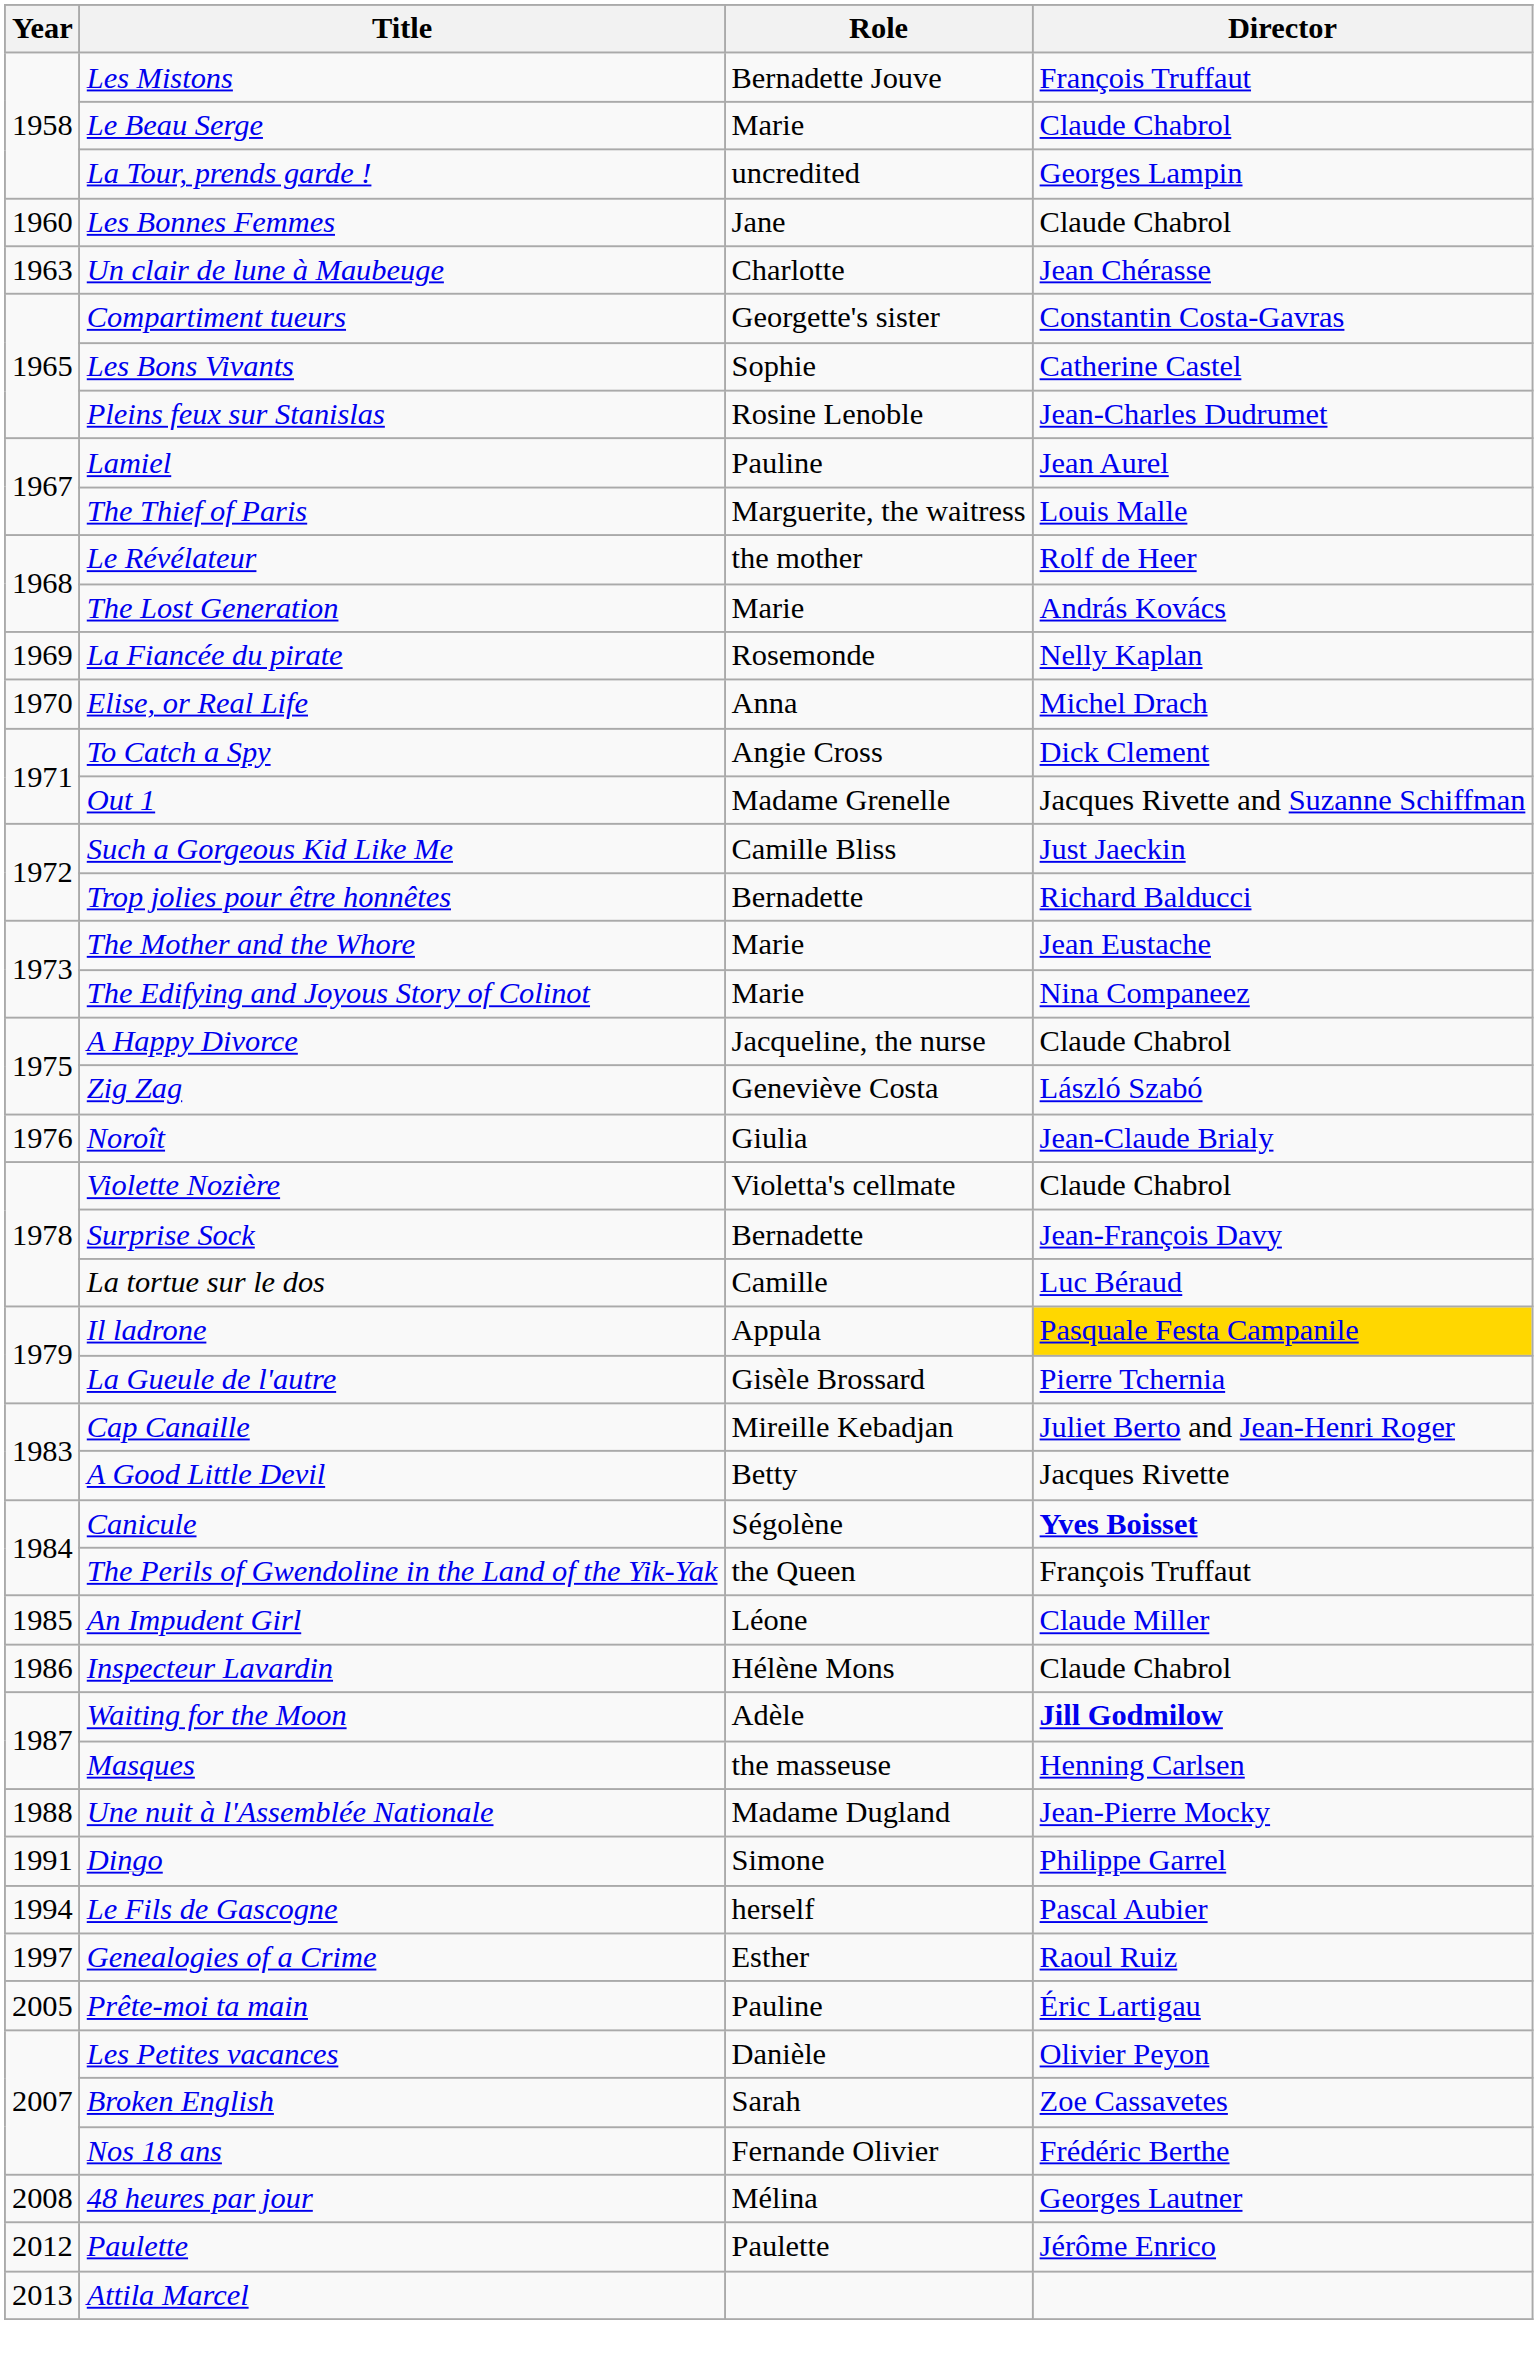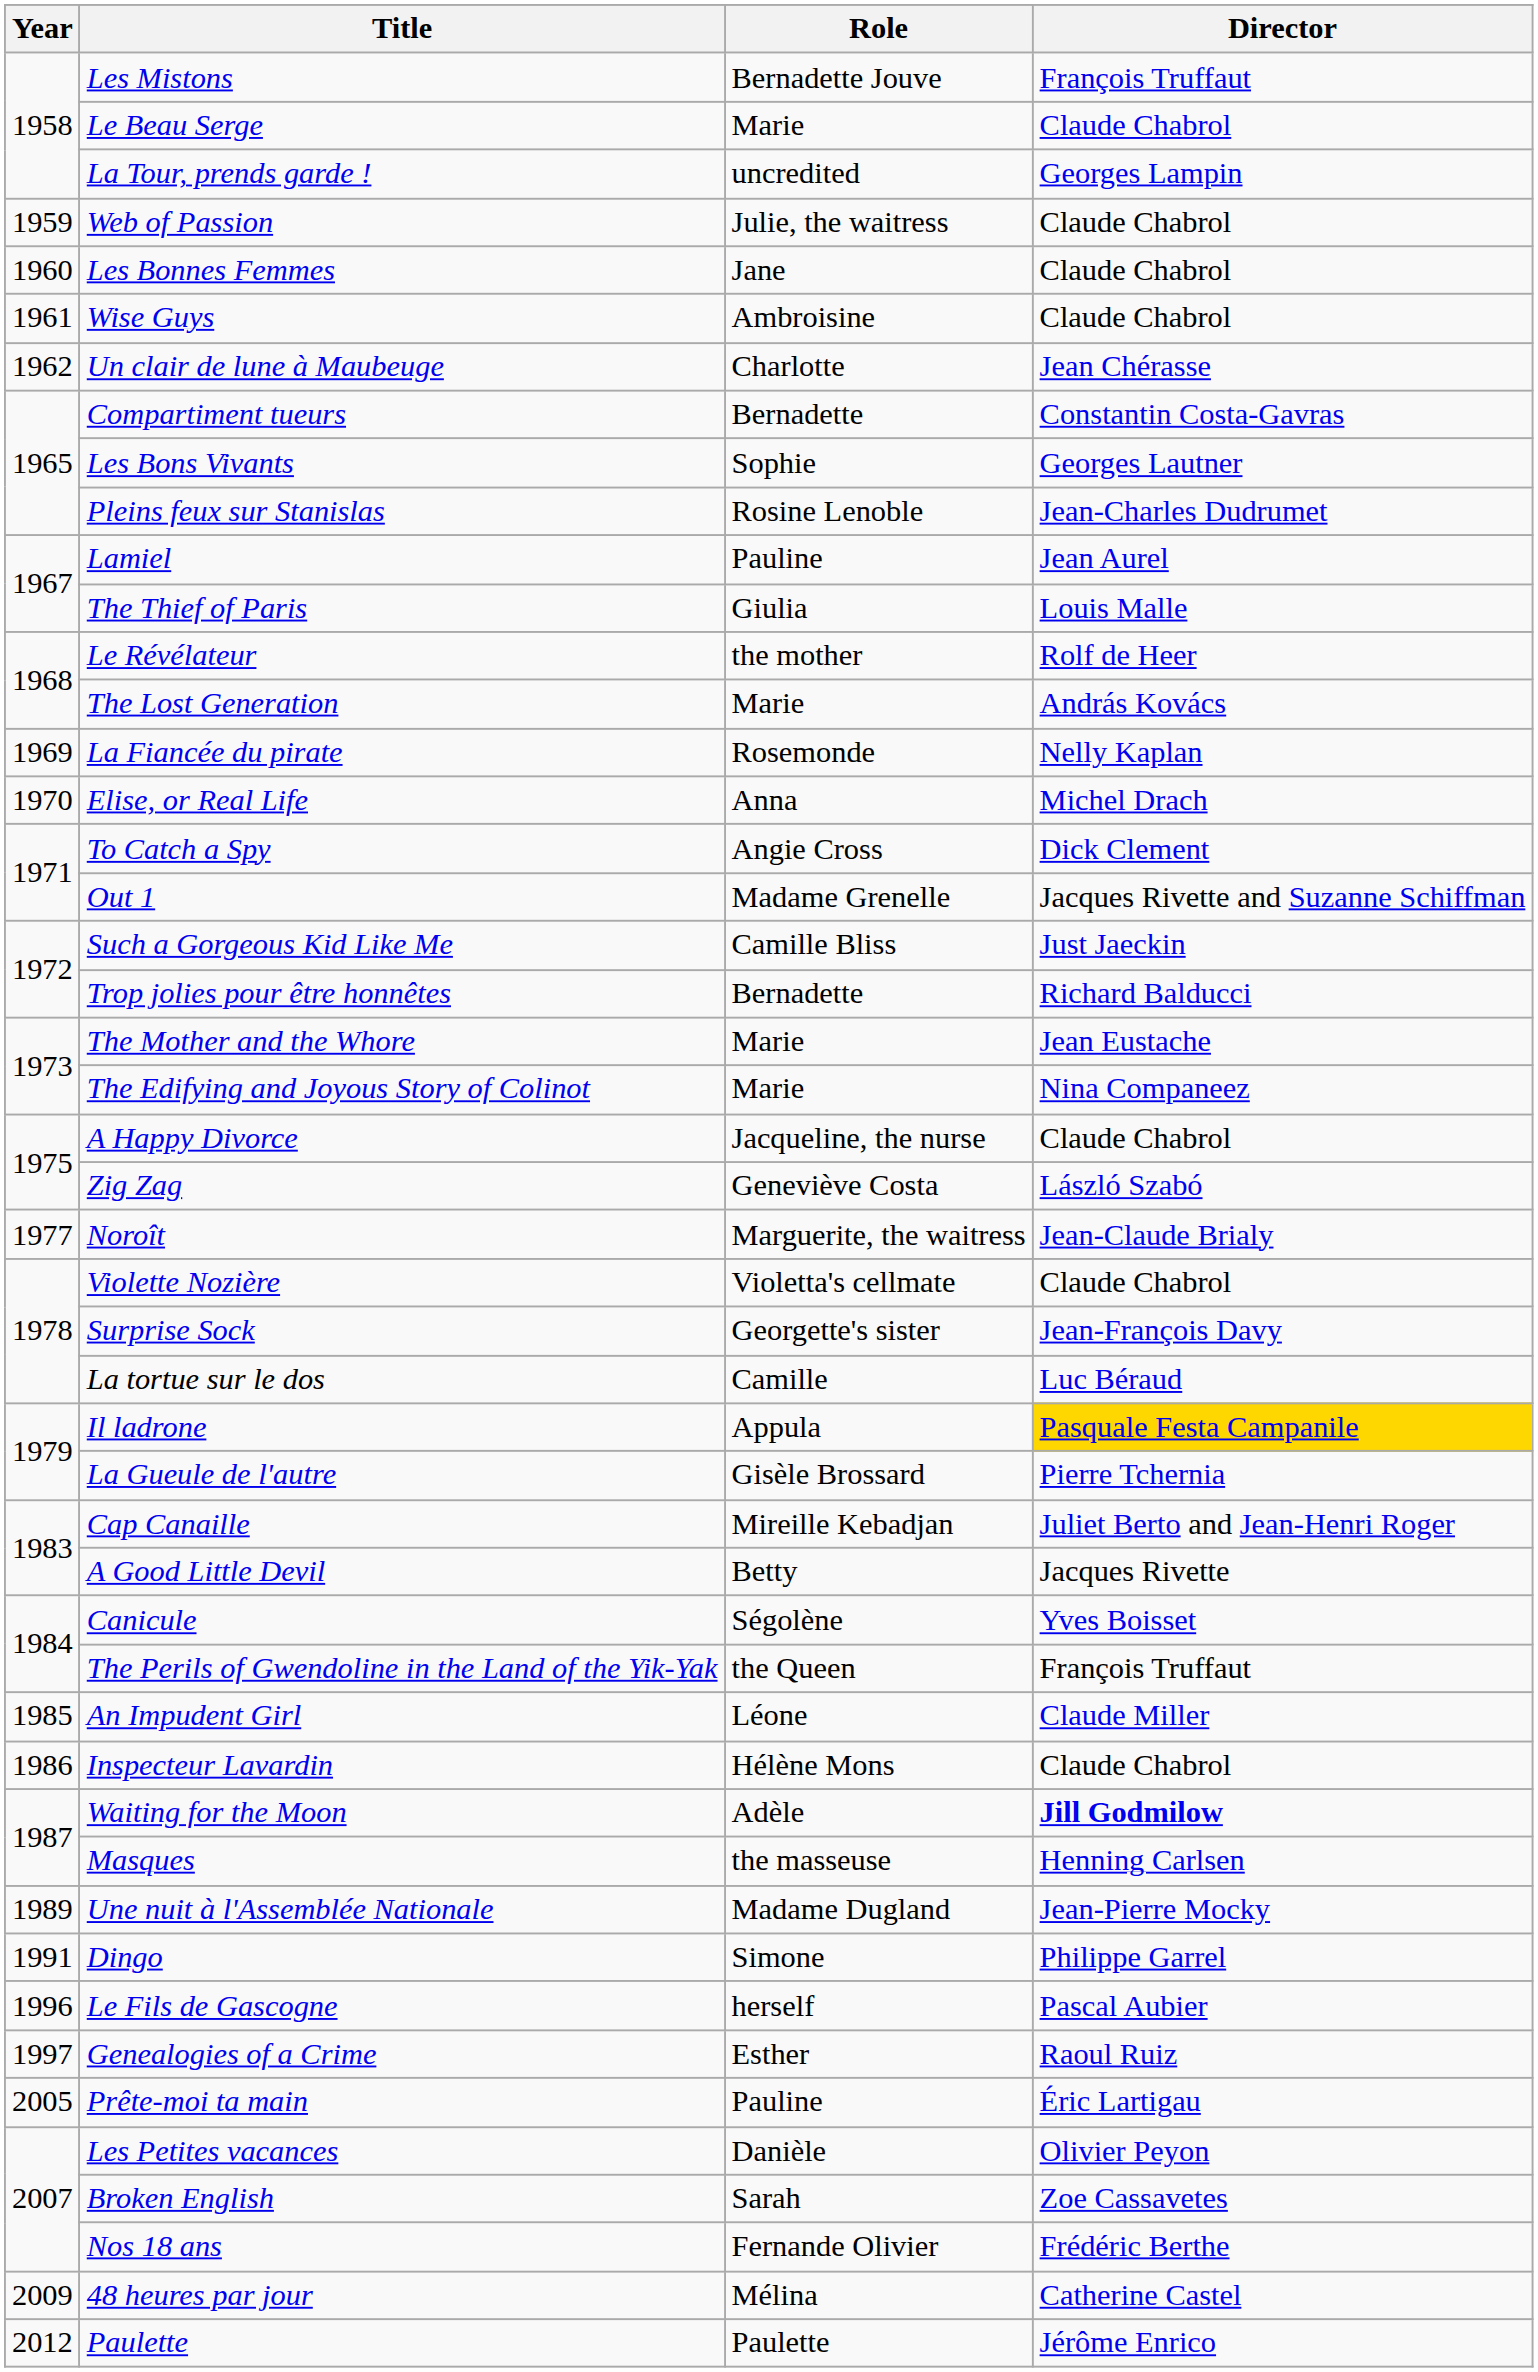+ row: (180, 221)
+ row: (151, 317)
(42, 269) 1963 -> (42, 366) 1962
(836, 317) Georgette's sister -> (797, 414) Bernadette
(1140, 366) Catherine Castel -> (1141, 462) Georges Lautner
(879, 510) Marguerite, the waitress -> (770, 607) Giulia
(42, 1137) 1976 -> (42, 1233) 1977
(770, 1137) Giulia -> (879, 1233) Marguerite, the waitress
(797, 1233) Bernadette -> (836, 1330) Georgette's sister
(1119, 1523) bold -> (1118, 1619) normal
(42, 1812) 1988 -> (42, 1908) 1989
(42, 1908) 1994 -> (42, 2005) 1996
(42, 2198) 2008 -> (42, 2294) 2009
(1141, 2198) Georges Lautner -> (1140, 2294) Catherine Castel
- row: (168, 2294)
